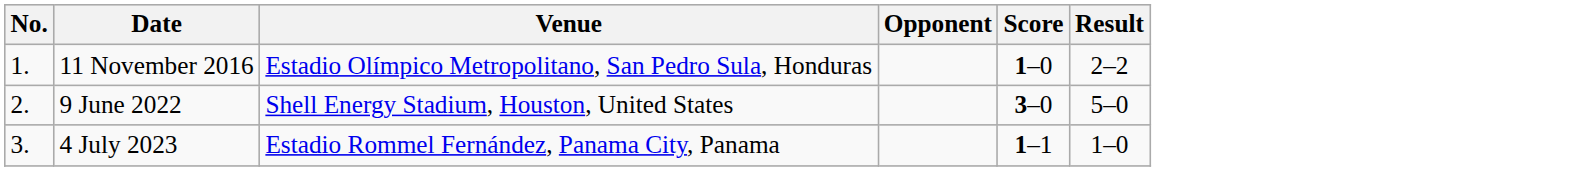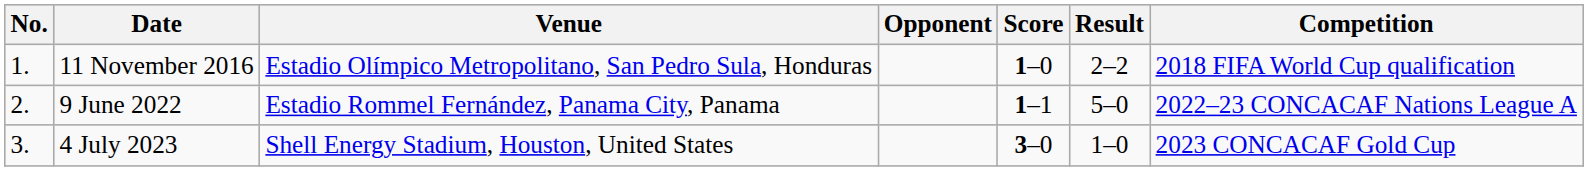+ column: (1366, 24)
(499, 104) Shell Energy Stadium, Houston, United States -> (523, 104) Estadio Rommel Fernández, Panama City, Panama
(1033, 104) 3–0 -> (1033, 104) 1–1
(523, 144) Estadio Rommel Fernández, Panama City, Panama -> (499, 144) Shell Energy Stadium, Houston, United States
(1033, 144) 1–1 -> (1033, 144) 3–0
